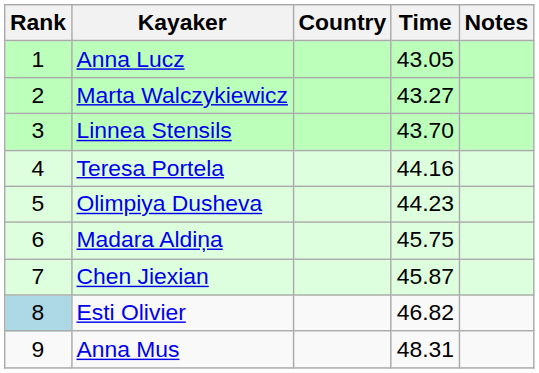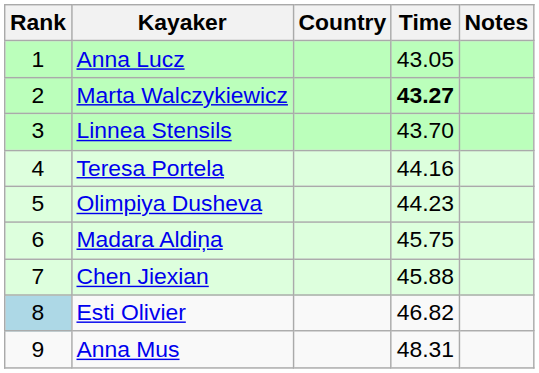(425, 95) normal -> (425, 95) bold
(425, 276) 45.87 -> (425, 276) 45.88
